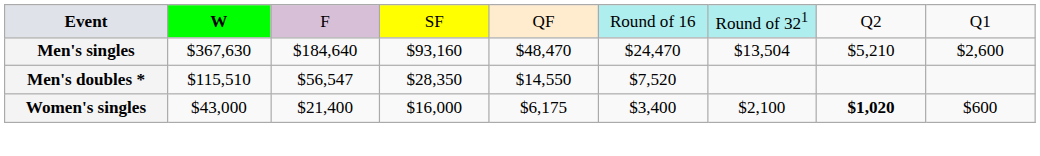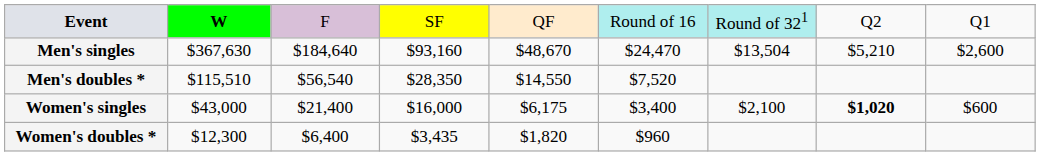(544, 51) $48,470 -> (544, 51) $48,670
(325, 80) $56,547 -> (325, 80) $56,540
+ row: (86, 136)
